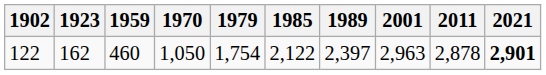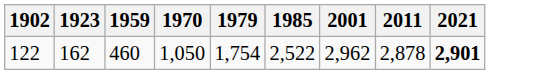- column: (347, 20)
(292, 52) 2,122 -> (292, 52) 2,522
(403, 52) 2,963 -> (347, 52) 2,962
